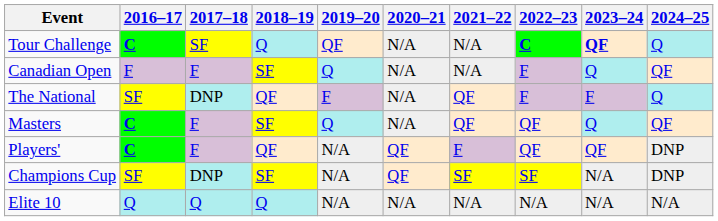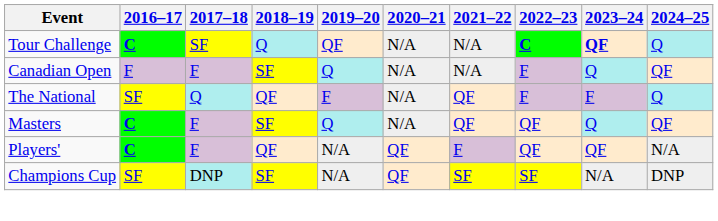(206, 96) DNP -> (196, 96) Q
(668, 149) DNP -> (665, 149) N/A
- row: (34, 202)
